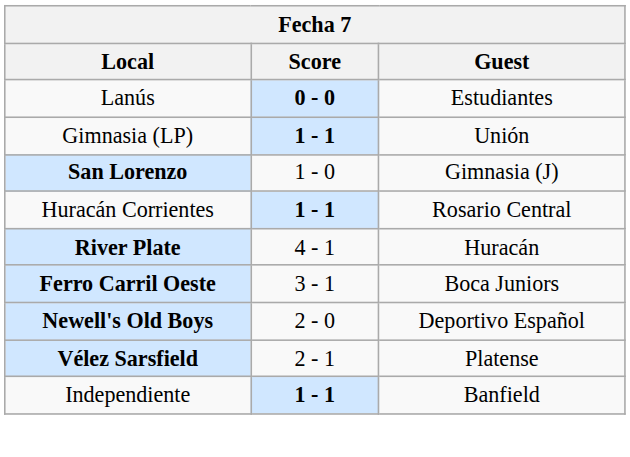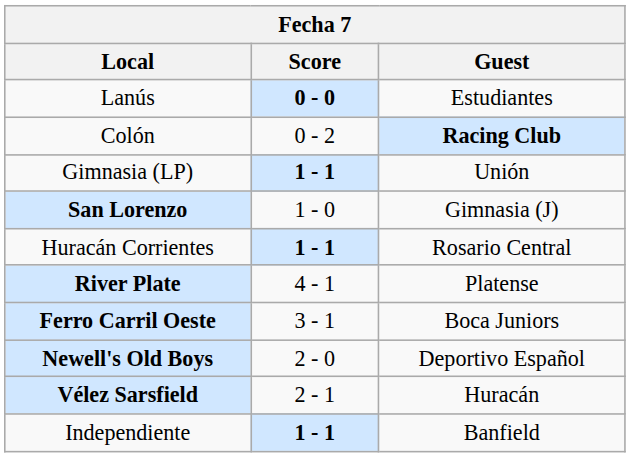+ row: (128, 135)
(502, 246) Huracán -> (502, 283) Platense
(502, 357) Platense -> (502, 395) Huracán
